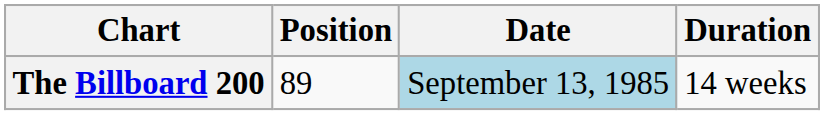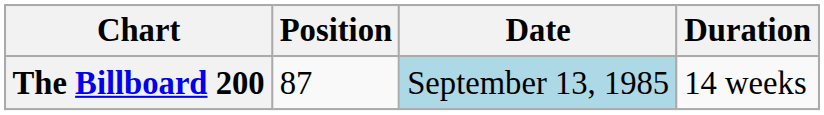(296, 82) 89 -> (296, 82) 87
